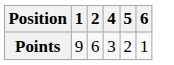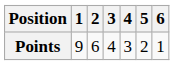+ column: (112, 18)
